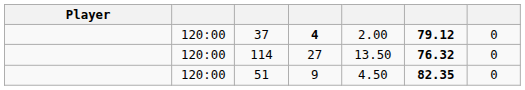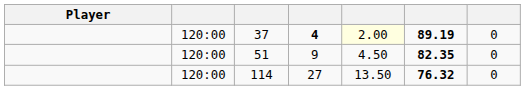(373, 35) no background -> (373, 35) lightyellow background
(436, 35) 79.12 -> (436, 35) 89.19
rows swapped: (261, 75) <-> (261, 55)
